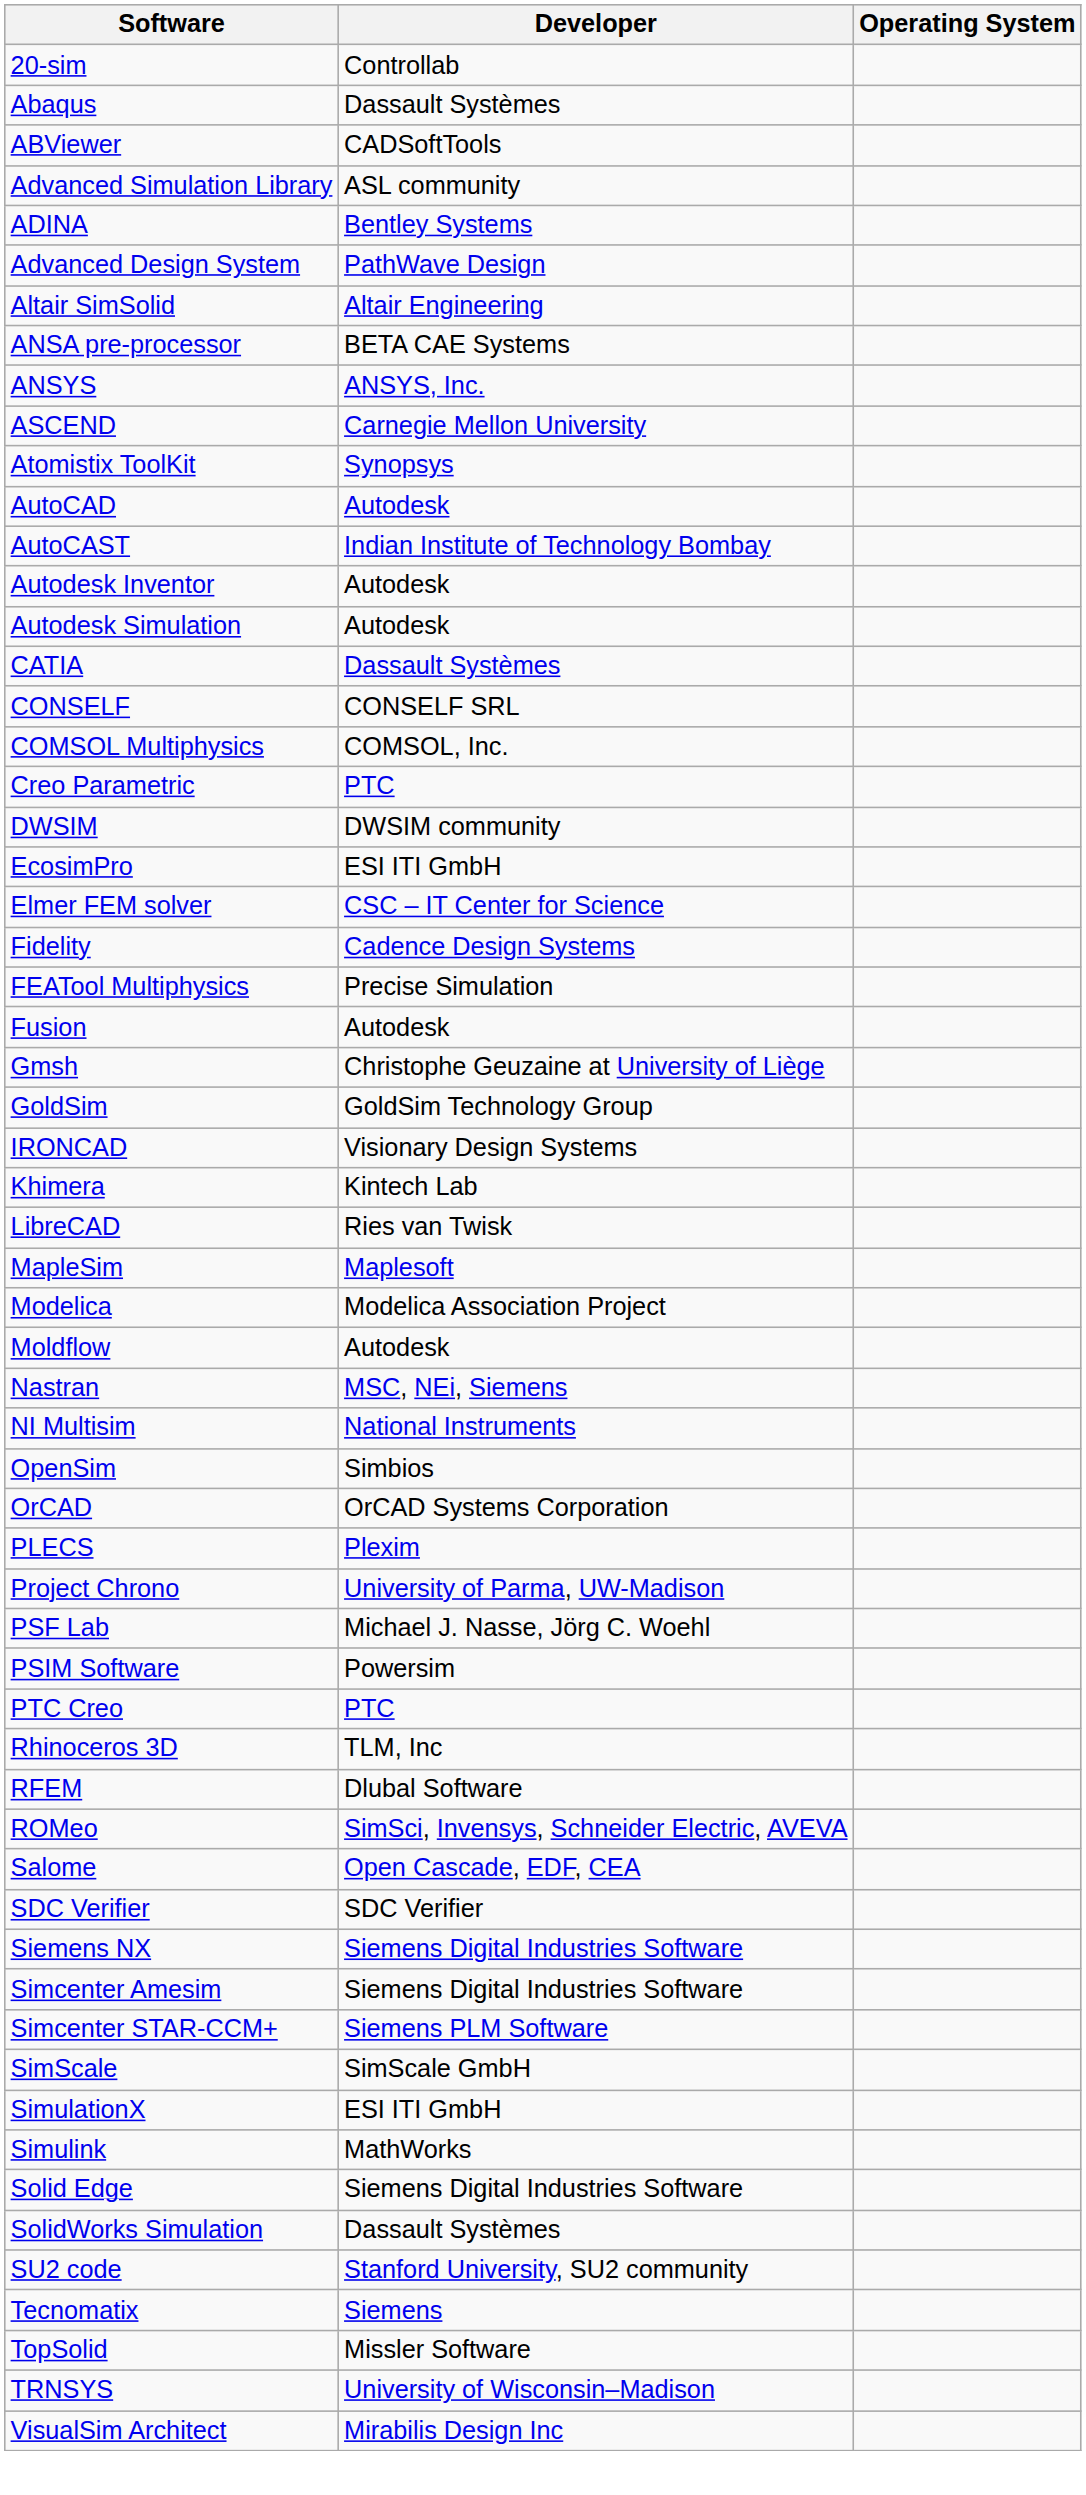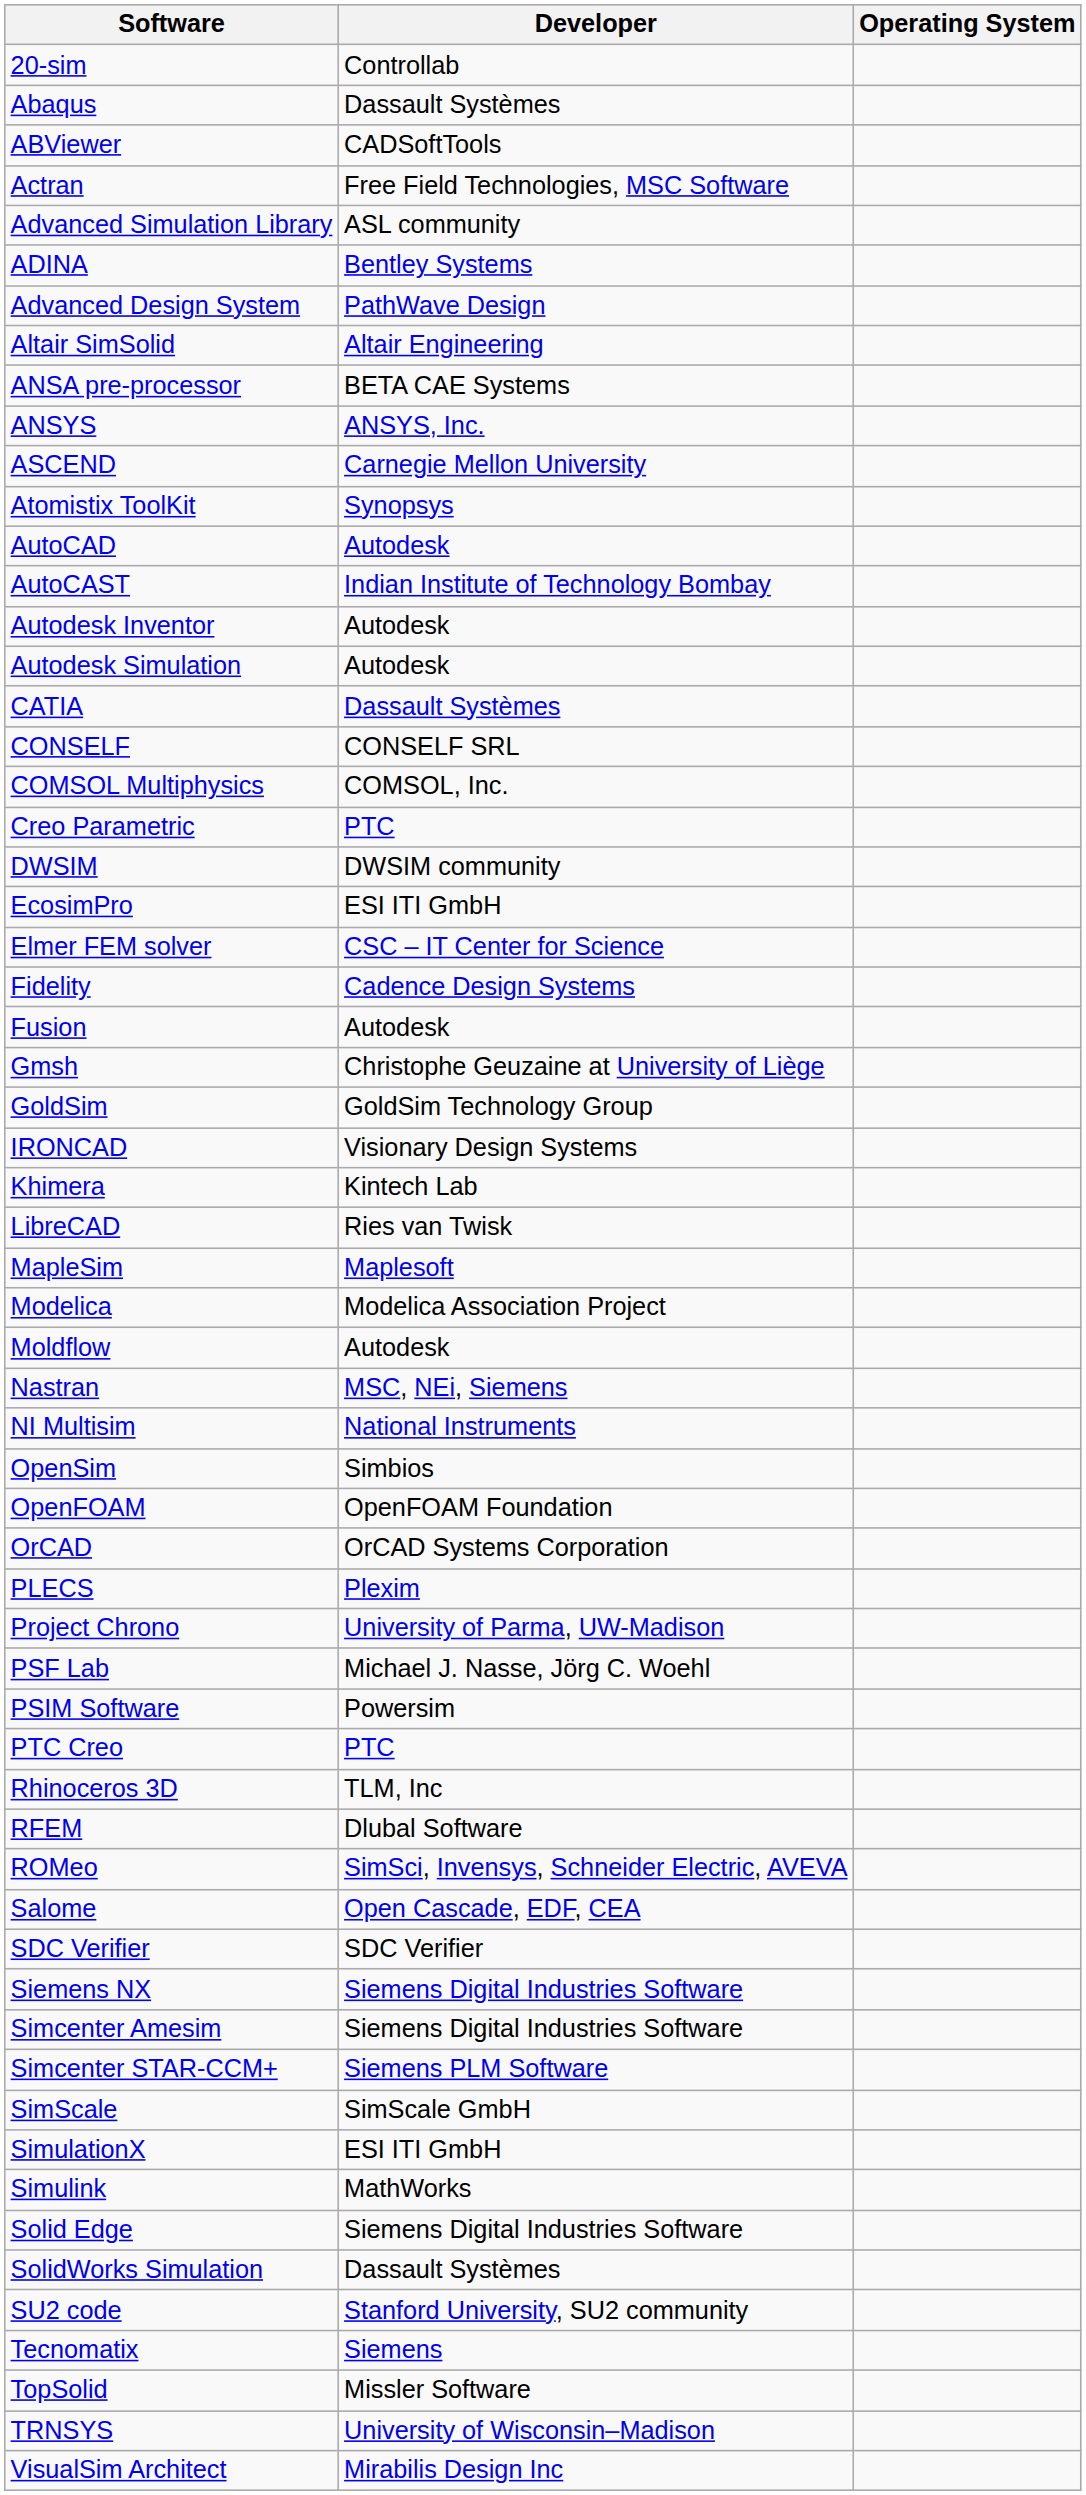+ row: (47, 184)
- row: (130, 986)
+ row: (78, 1507)
